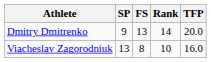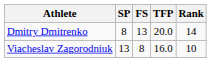columns swapped: (194, 13) <-> (166, 13)
(124, 31) 9 -> (124, 31) 8
